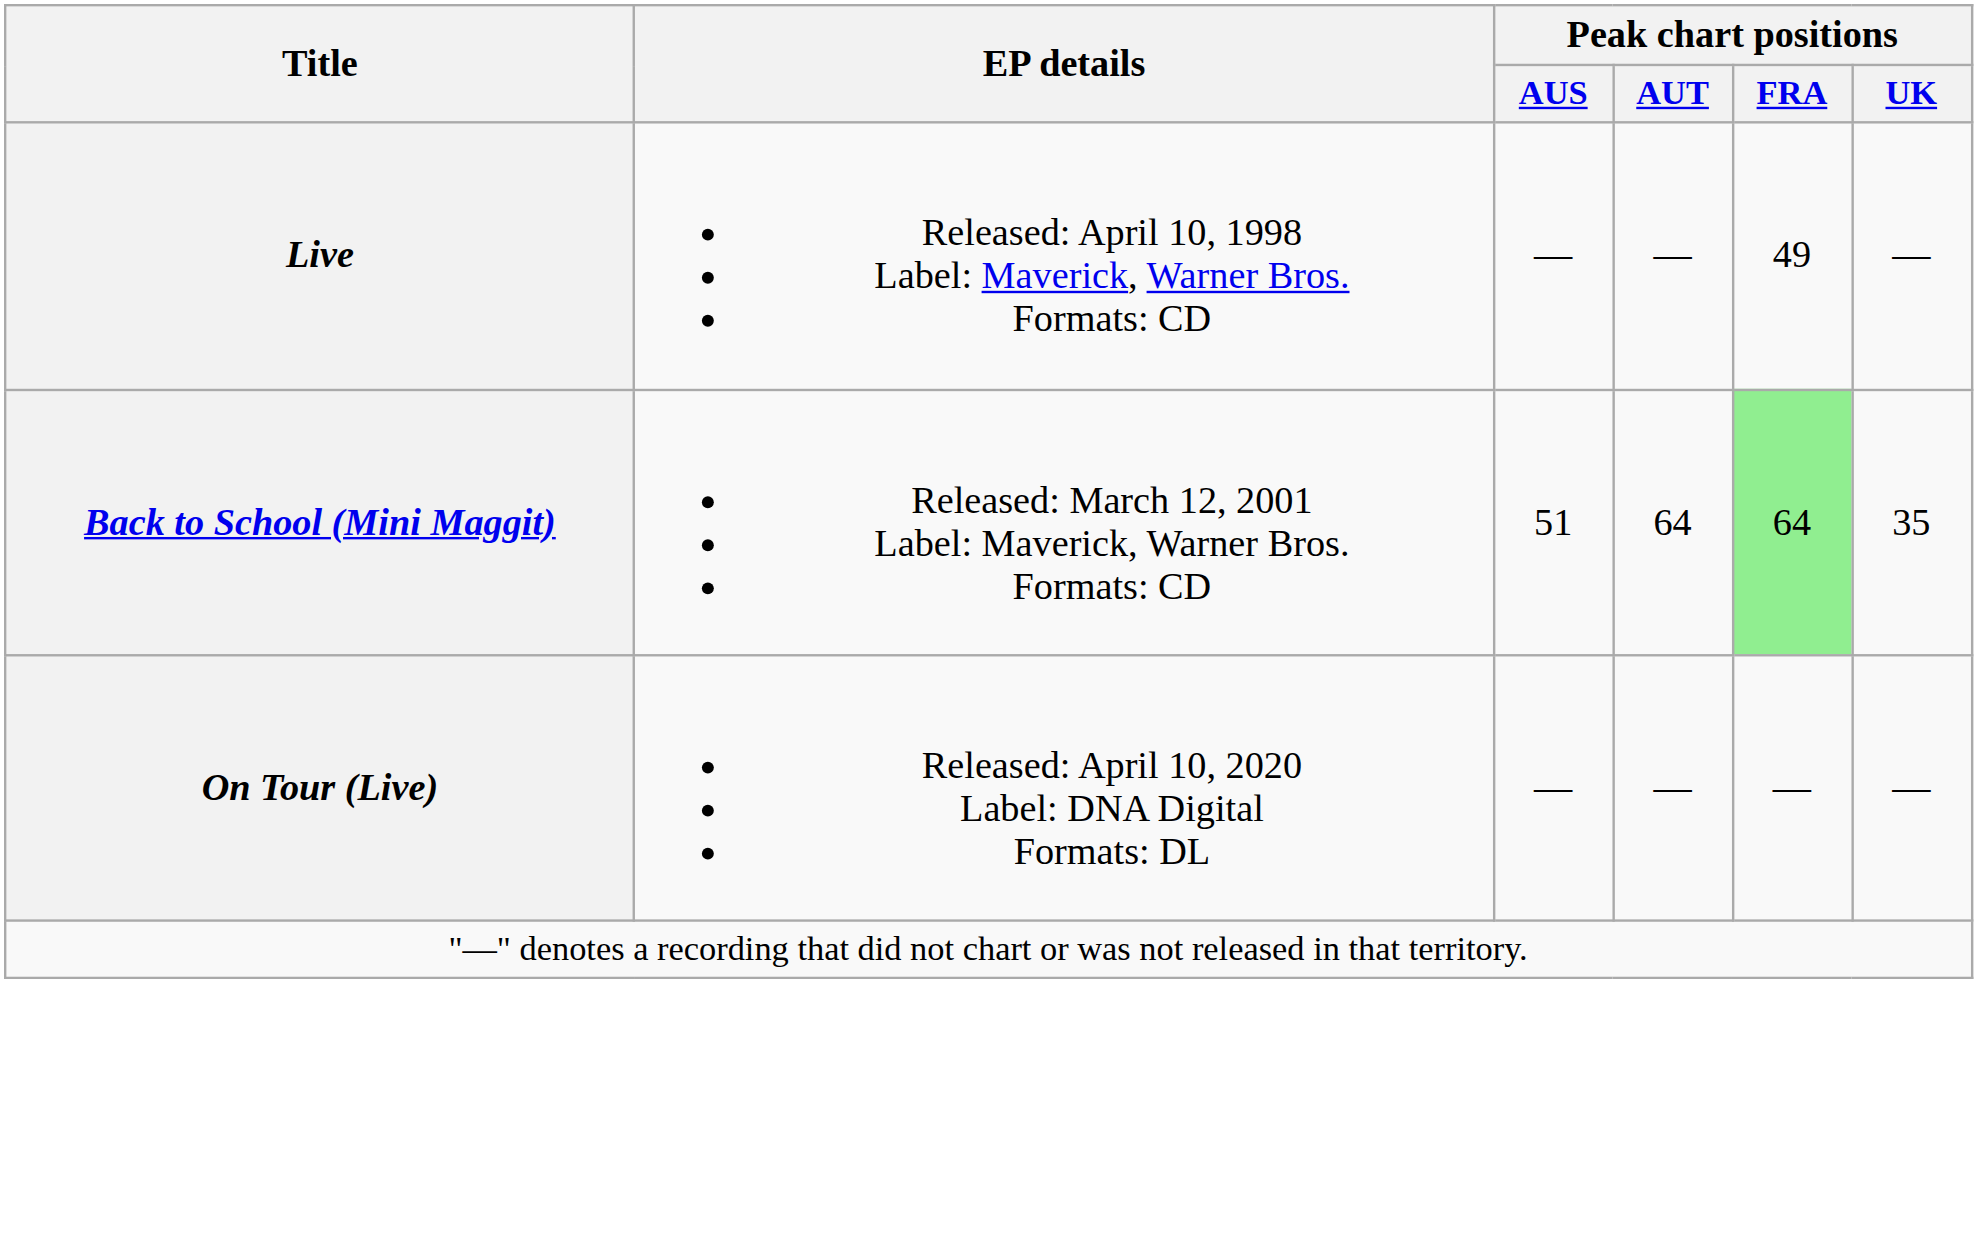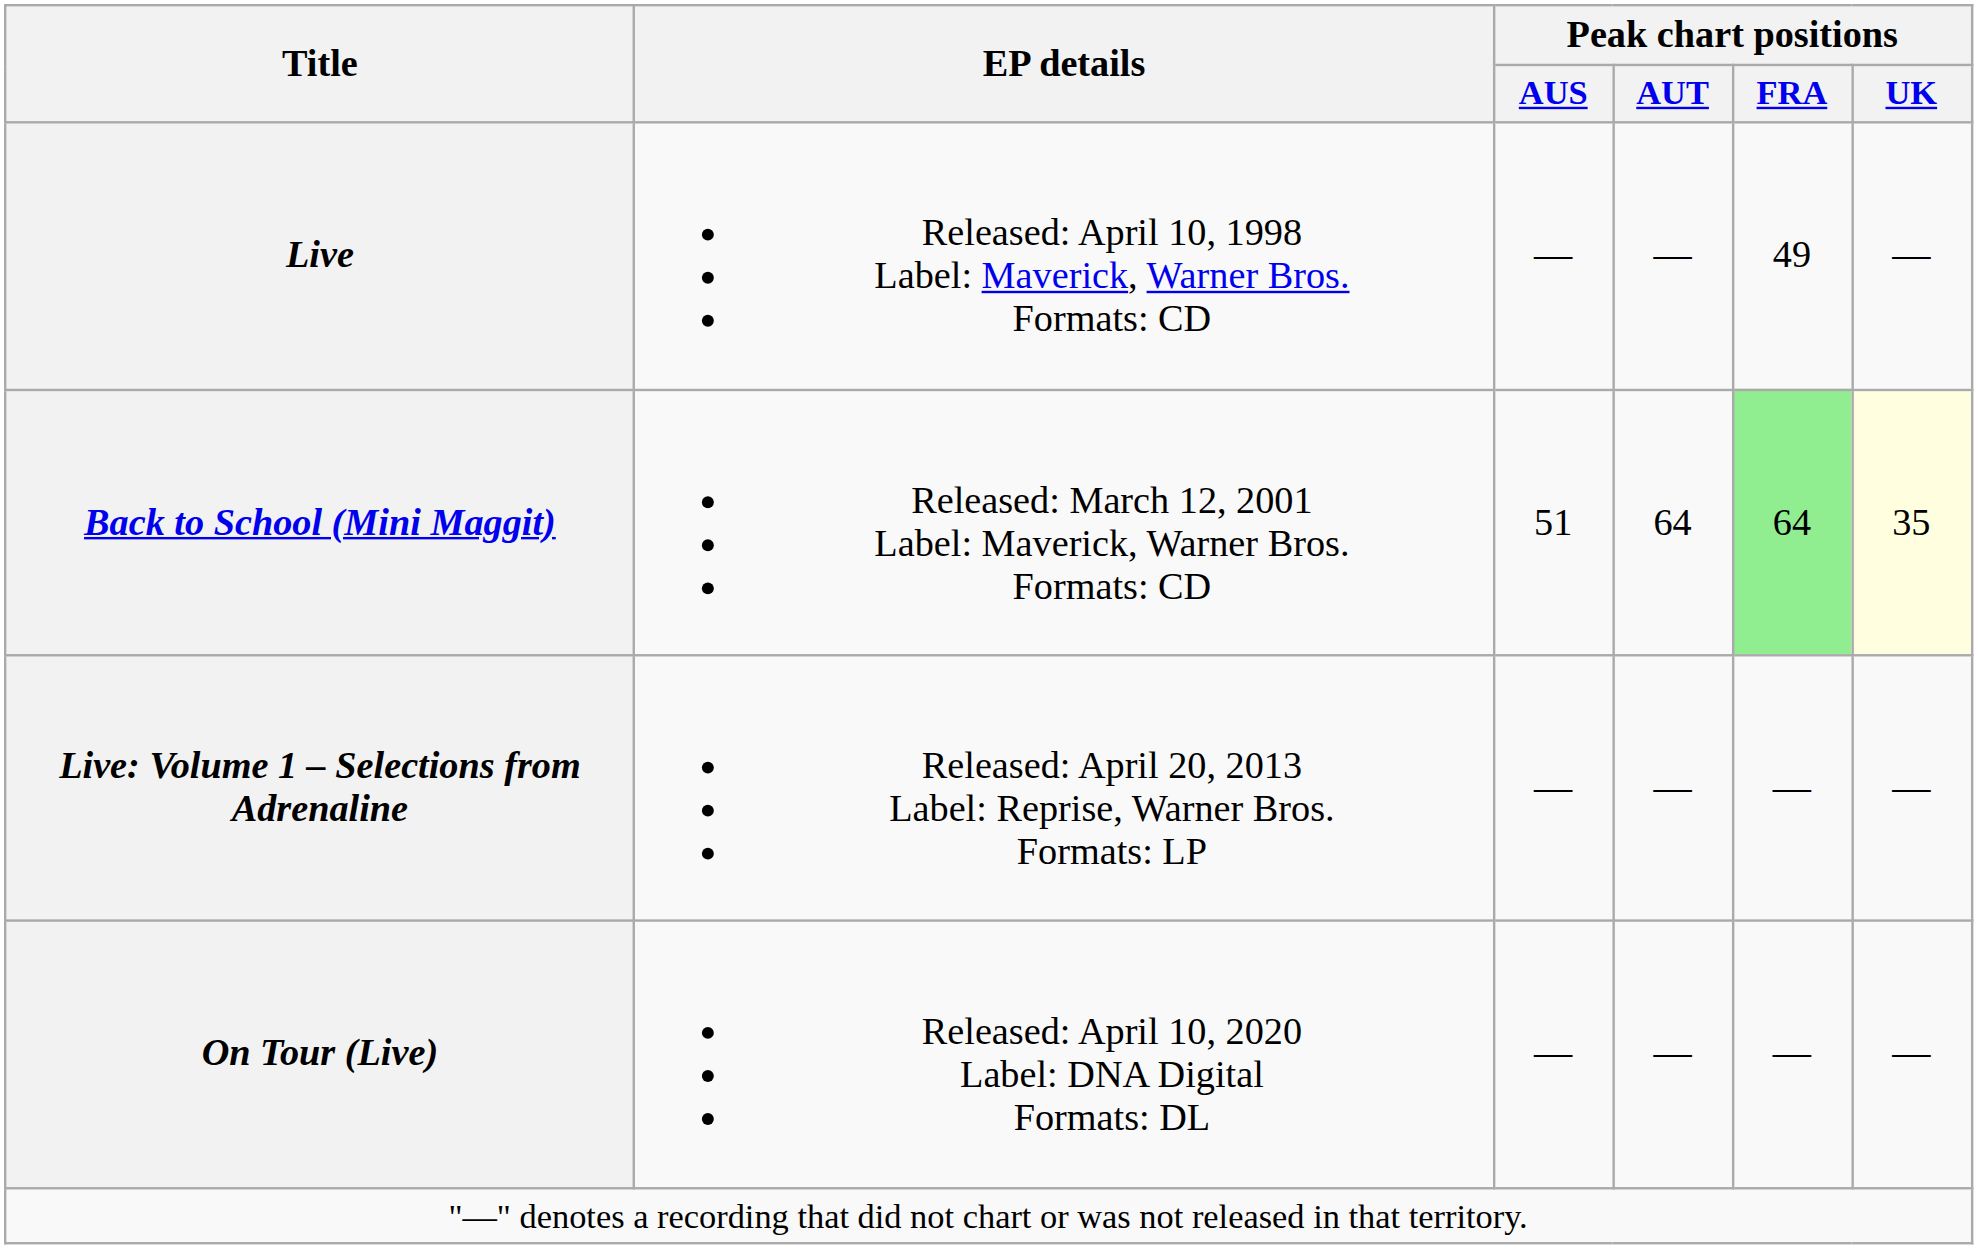(1911, 521) no background -> (1911, 521) lightyellow background
+ row: (320, 787)
